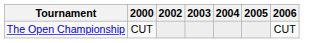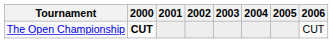+ column: (170, 13)
(142, 30) normal -> (142, 30) bold
